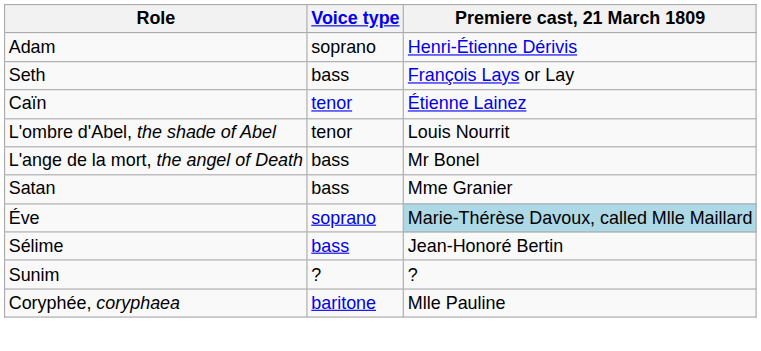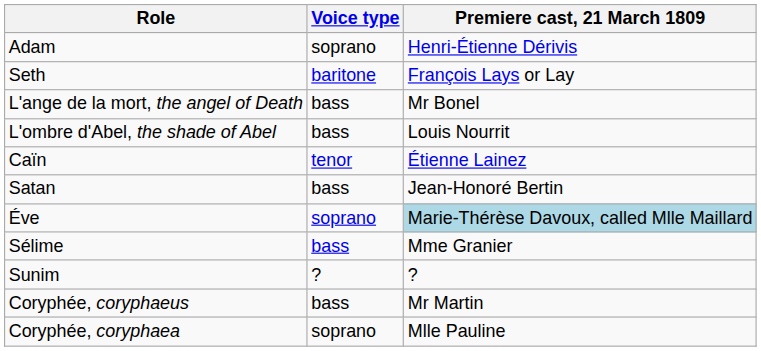(330, 75) bass -> (344, 75) baritone
rows swapped: (28, 103) <-> (156, 160)
(332, 132) tenor -> (330, 132) bass
(460, 189) Mme Granier -> (486, 189) Jean-Honoré Bertin
(486, 246) Jean-Honoré Bertin -> (460, 246) Mme Granier
+ row: (99, 302)
(344, 302) baritone -> (344, 331) soprano
